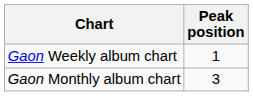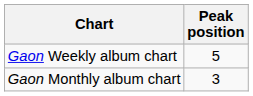(216, 56) 1 -> (216, 56) 5
